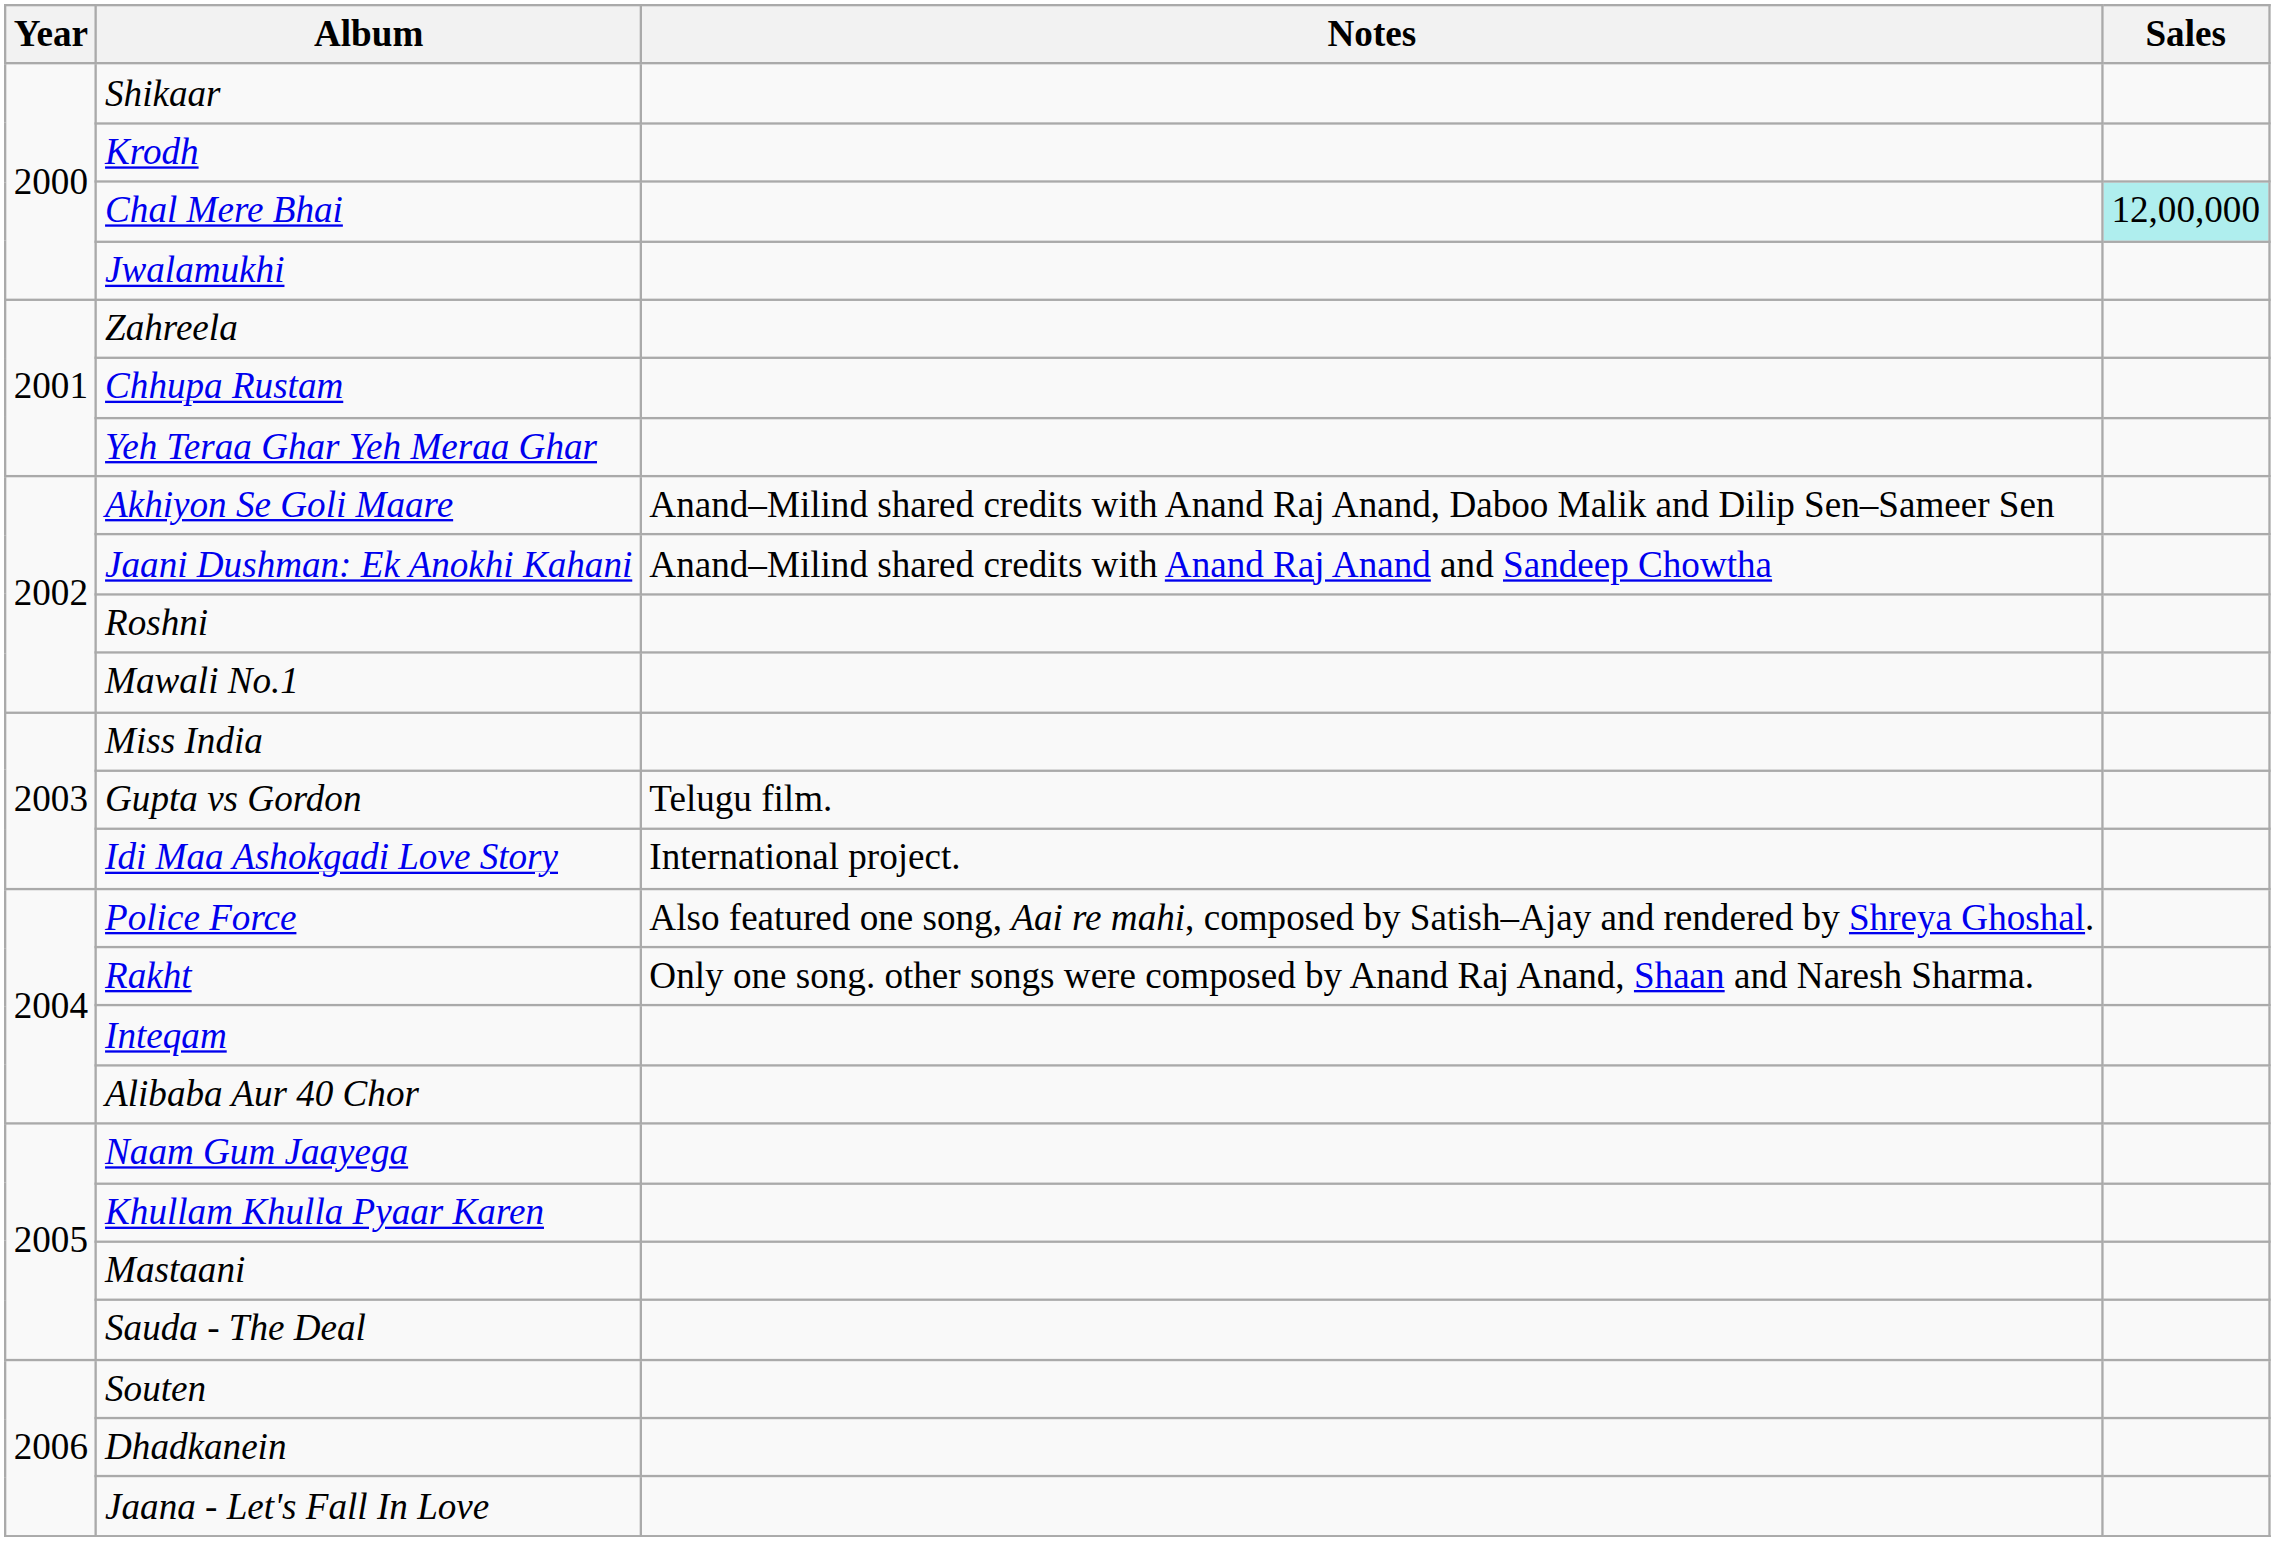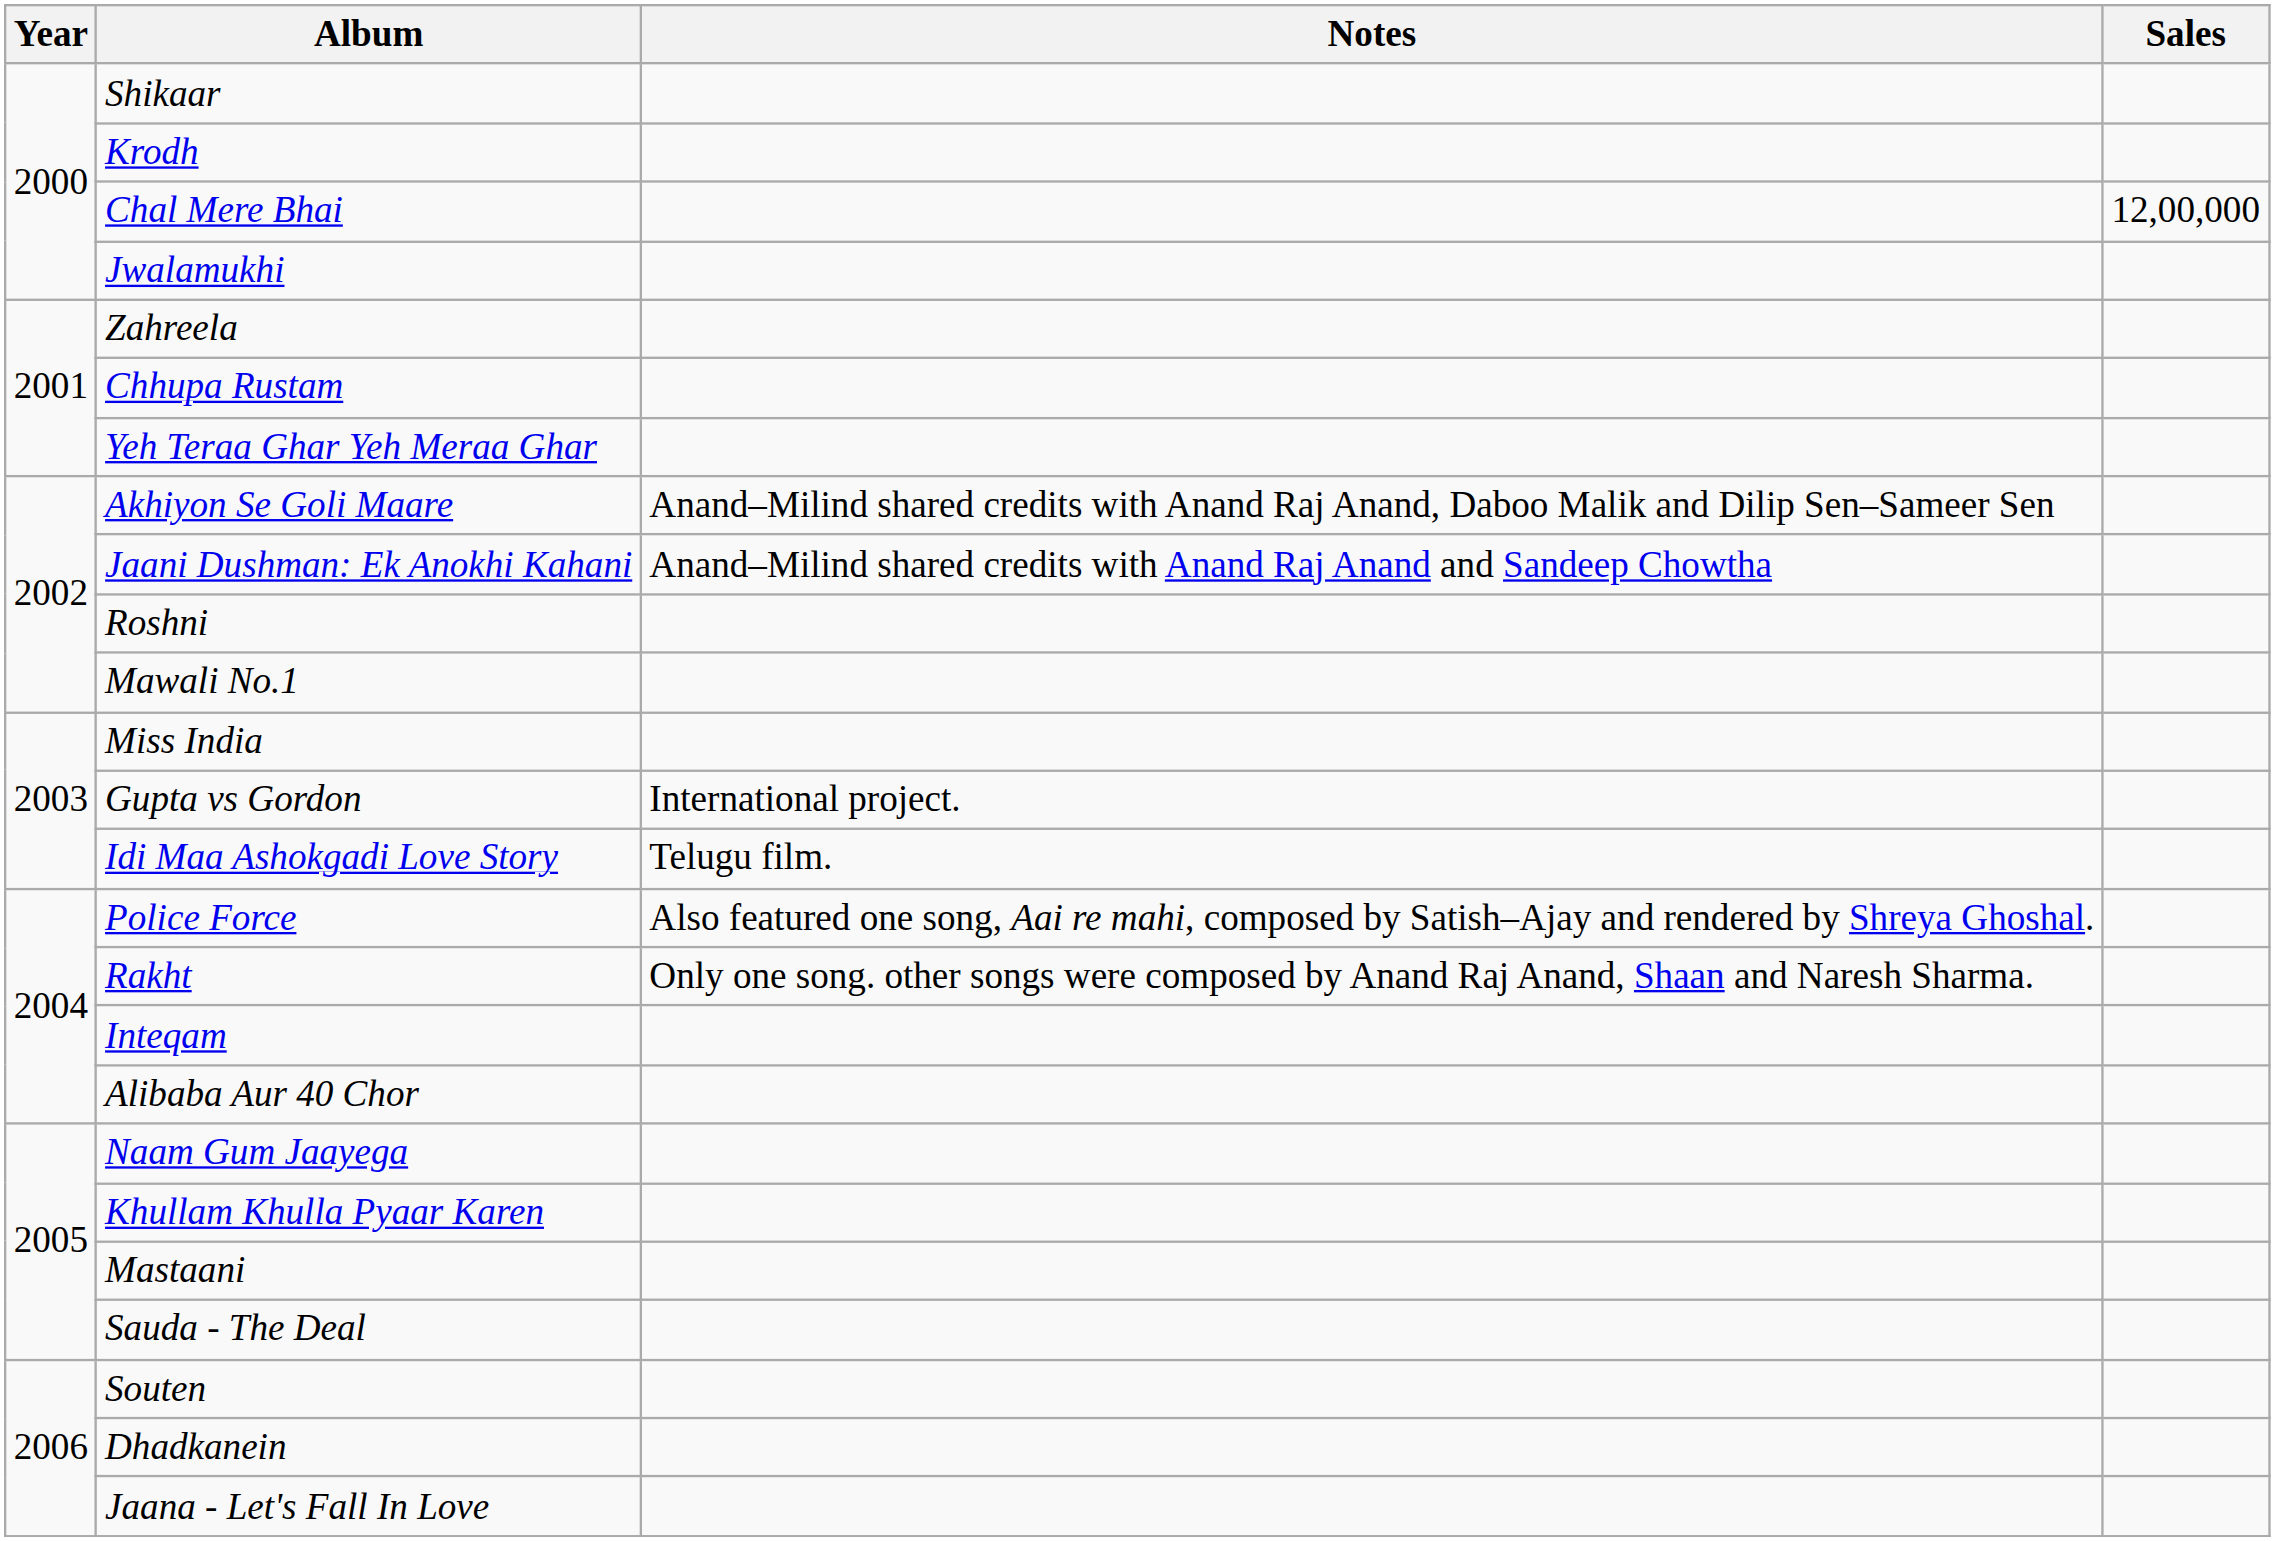(2186, 210) paleturquoise background -> (2186, 210) no background
(741, 799) Telugu film. -> (805, 799) International project.
(805, 858) International project. -> (741, 858) Telugu film.
